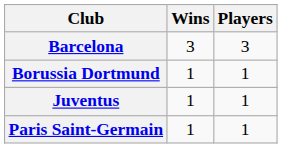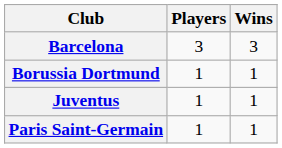columns swapped: (245, 18) <-> (190, 18)
